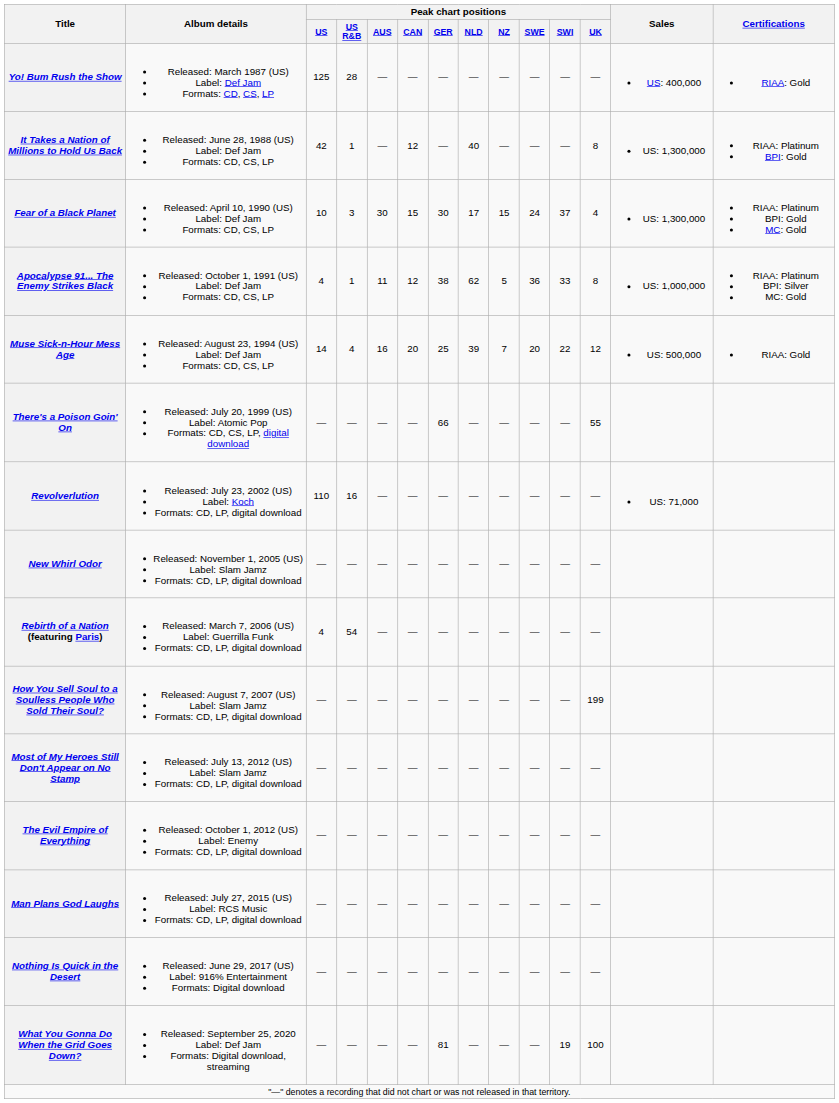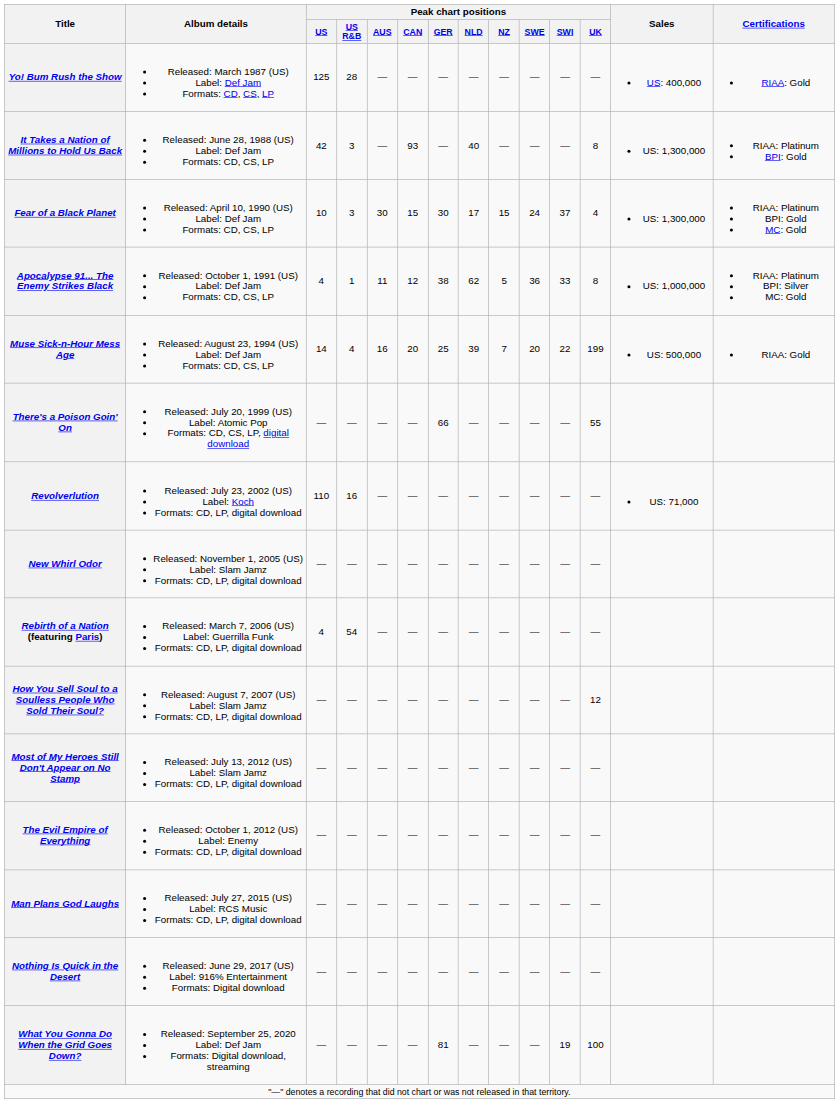(352, 145) 1 -> (352, 145) 3
(413, 145) 12 -> (413, 145) 93
(595, 349) 12 -> (595, 349) 199
(595, 700) 199 -> (595, 700) 12
